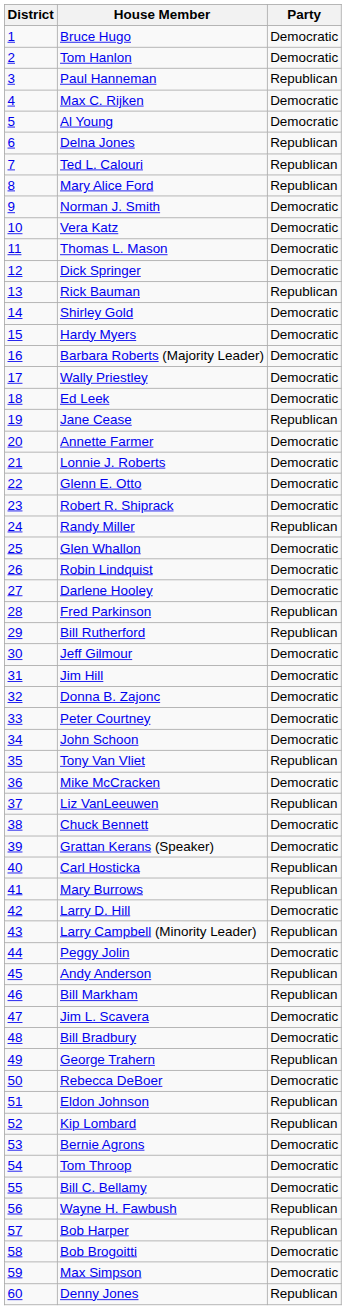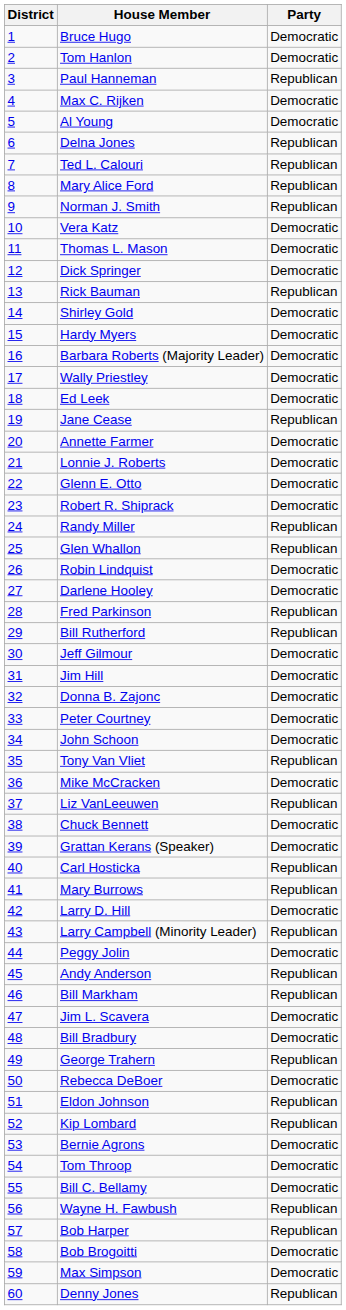(304, 206) Democratic -> (304, 206) Republican
(304, 548) Democratic -> (304, 548) Republican
